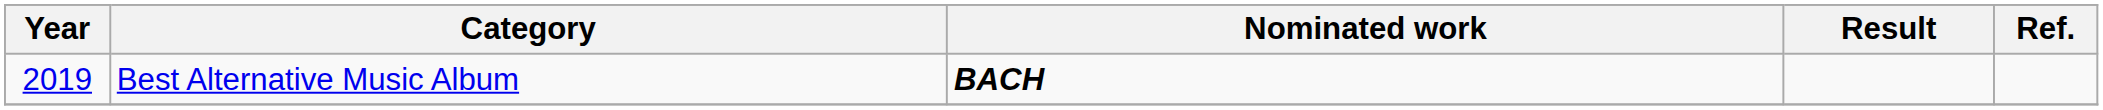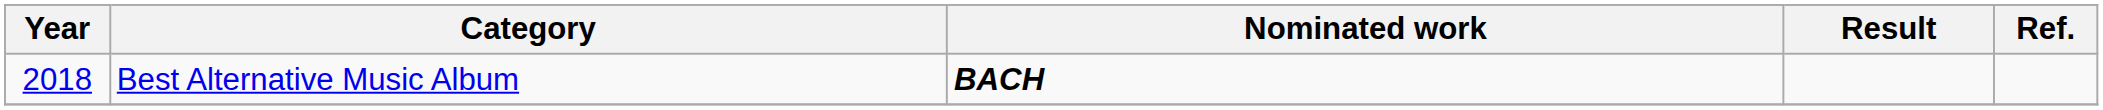(57, 78) 2019 -> (57, 78) 2018
